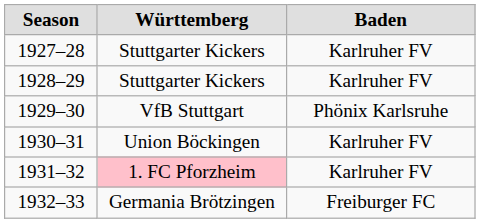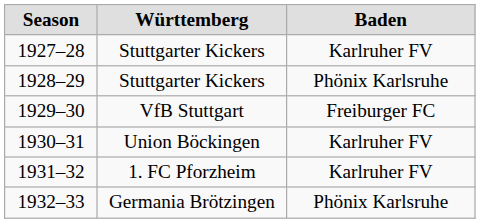(381, 80) Karlruher FV -> (381, 80) Phönix Karlsruhe
(381, 111) Phönix Karlsruhe -> (381, 111) Freiburger FC
(192, 171) pink background -> (192, 171) no background
(381, 202) Freiburger FC -> (381, 202) Phönix Karlsruhe
